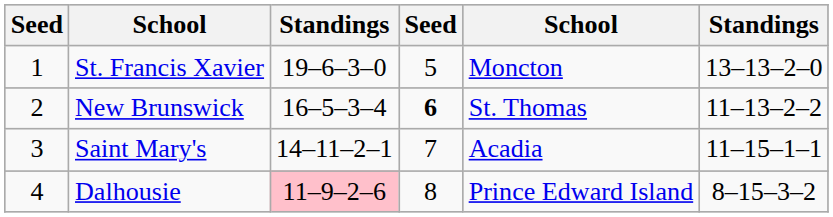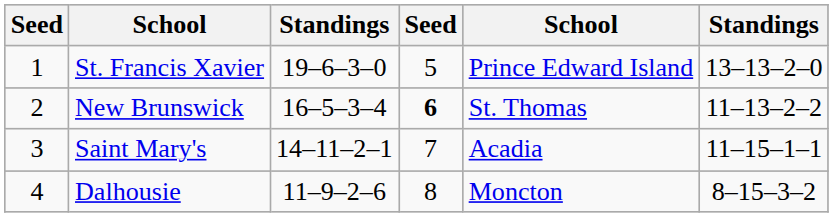(516, 66) Moncton -> (581, 66) Prince Edward Island
(334, 190) pink background -> (334, 190) no background
(581, 190) Prince Edward Island -> (516, 190) Moncton
